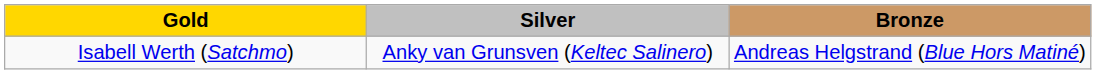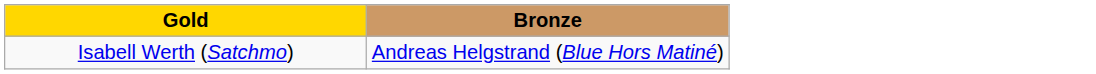- column: (548, 20)
